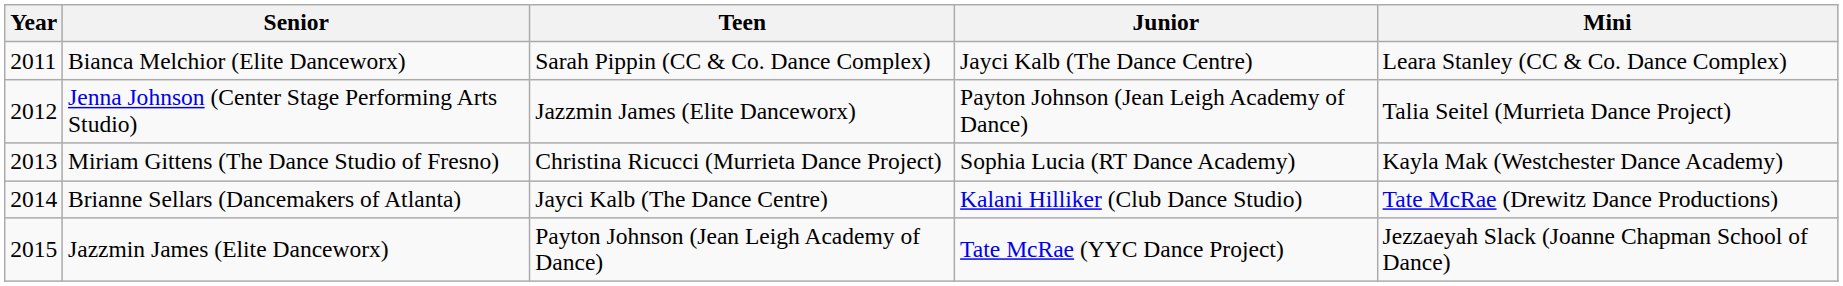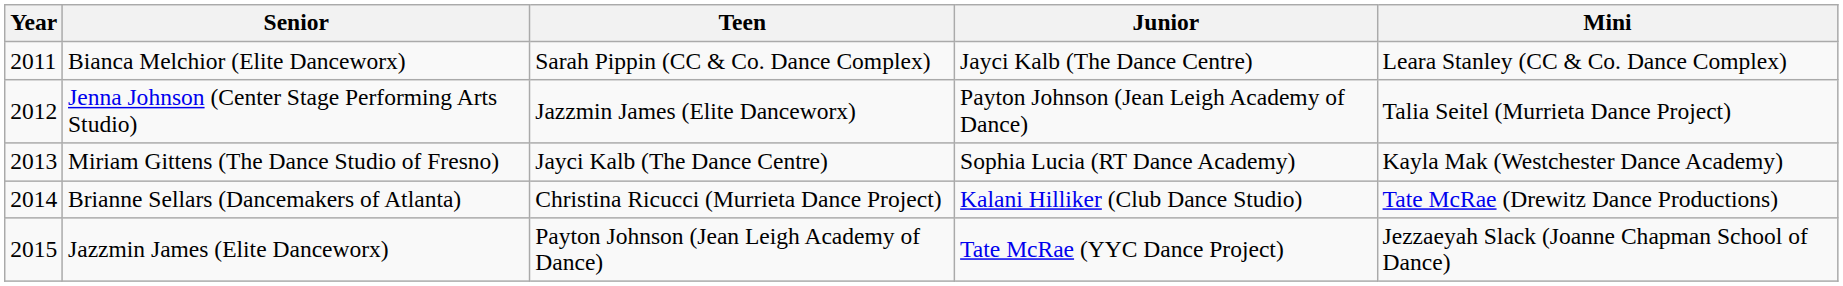(738, 161) Christina Ricucci (Murrieta Dance Project) -> (682, 161) Jayci Kalb (The Dance Centre)
(682, 198) Jayci Kalb (The Dance Centre) -> (738, 198) Christina Ricucci (Murrieta Dance Project)
